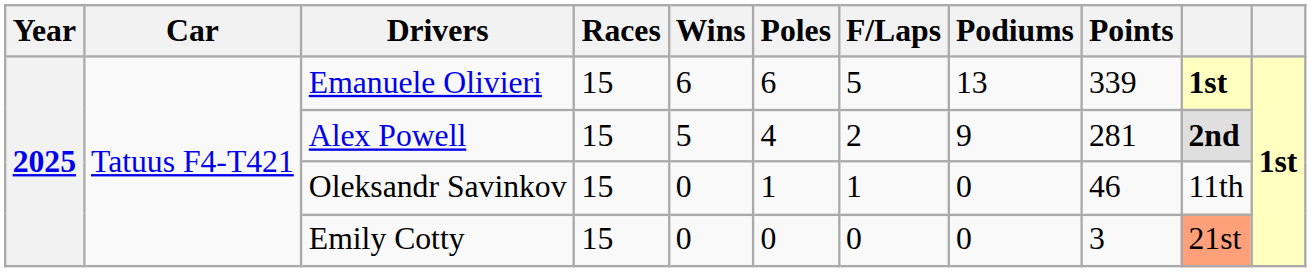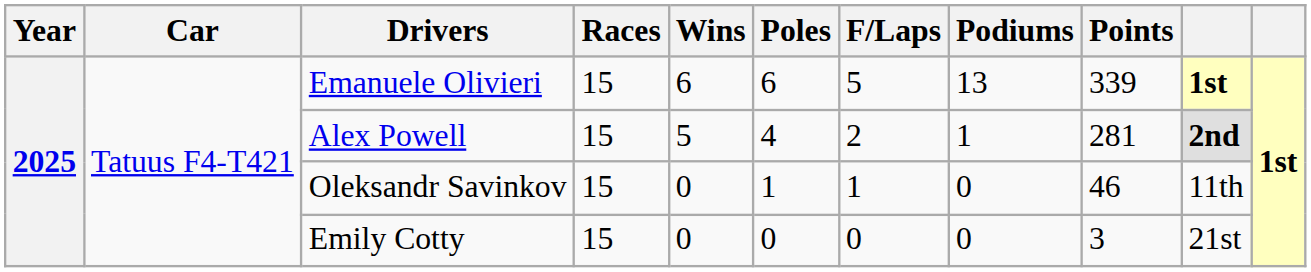(964, 134) 9 -> (964, 134) 1
(1215, 239) lightsalmon background -> (1215, 239) no background
